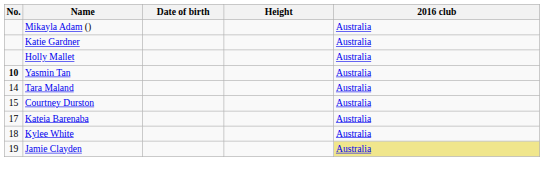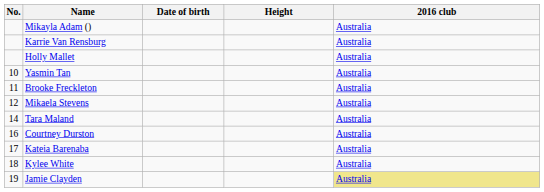- row: (52, 42)
+ row: (65, 42)
(14, 73) bold -> (14, 73) normal
+ row: (61, 88)
+ row: (57, 103)
(14, 103) 15 -> (14, 133) 16
